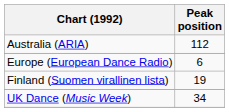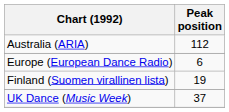(200, 98) 34 -> (200, 98) 37
